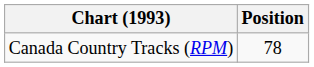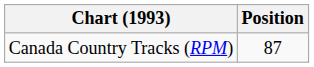(273, 47) 78 -> (273, 47) 87
